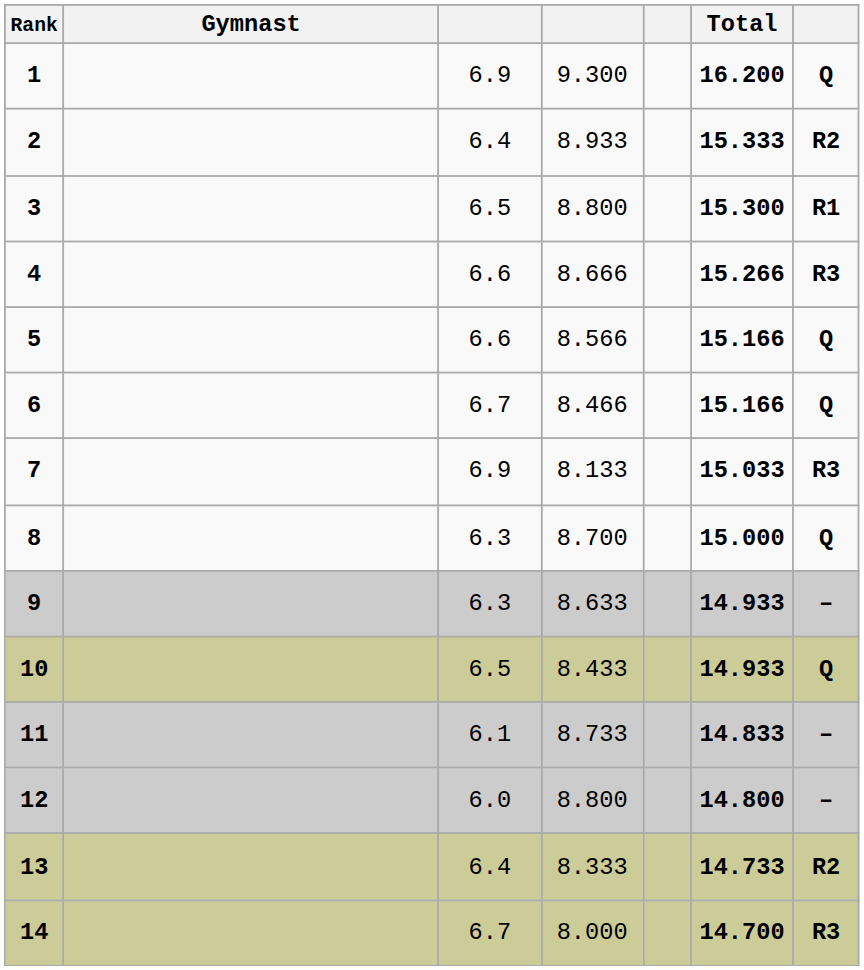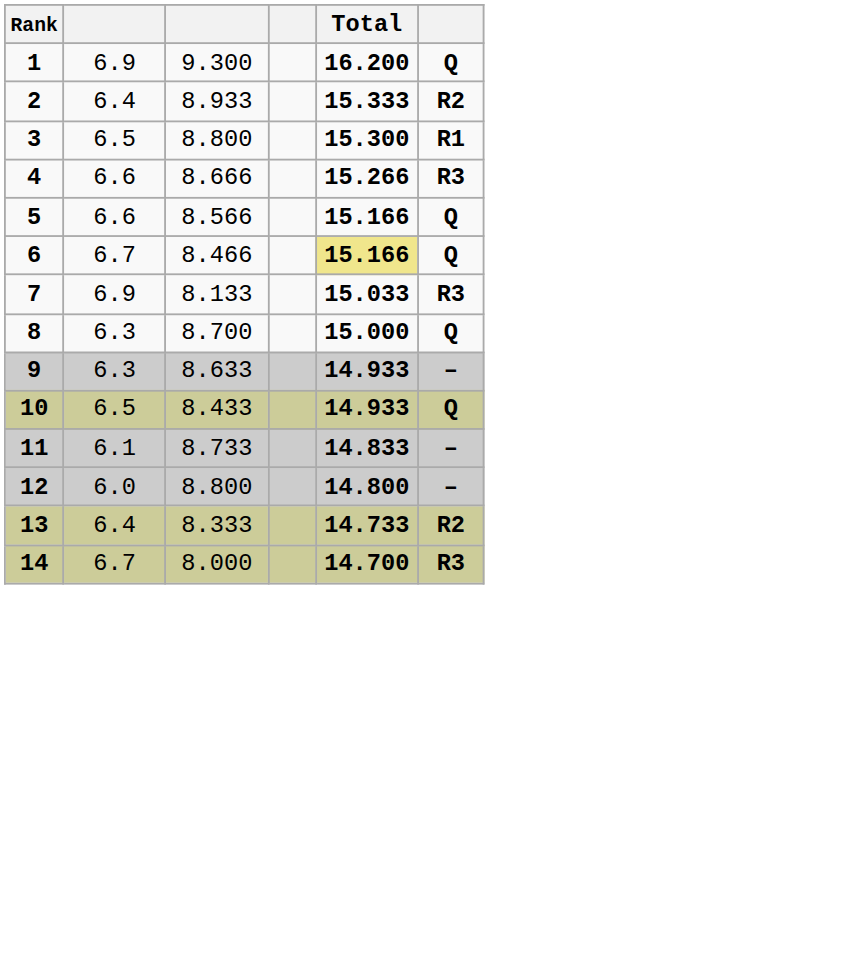- column: (251, 24)
(742, 406) no background -> (367, 256) khaki background
